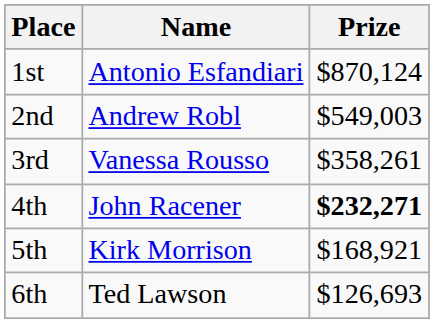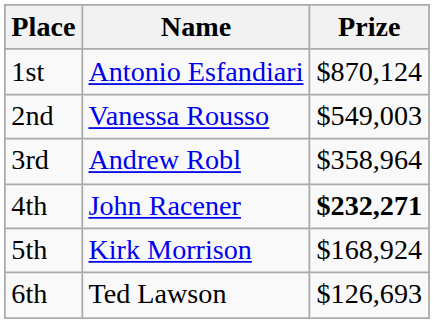(165, 116) Andrew Robl -> (179, 116) Vanessa Rousso
(179, 160) Vanessa Rousso -> (165, 160) Andrew Robl
(369, 160) $358,261 -> (369, 160) $358,964
(369, 250) $168,921 -> (369, 250) $168,924
